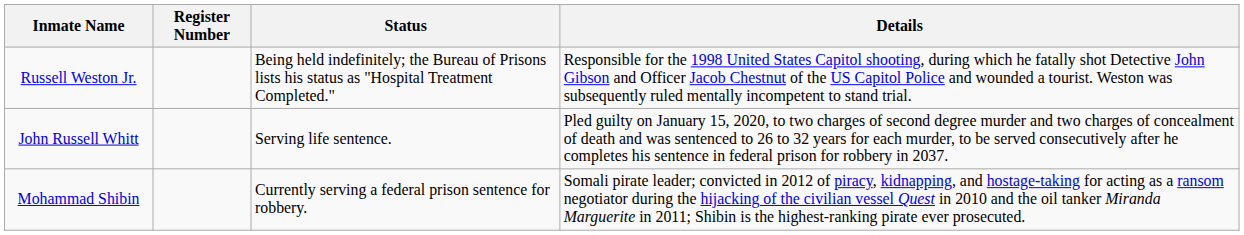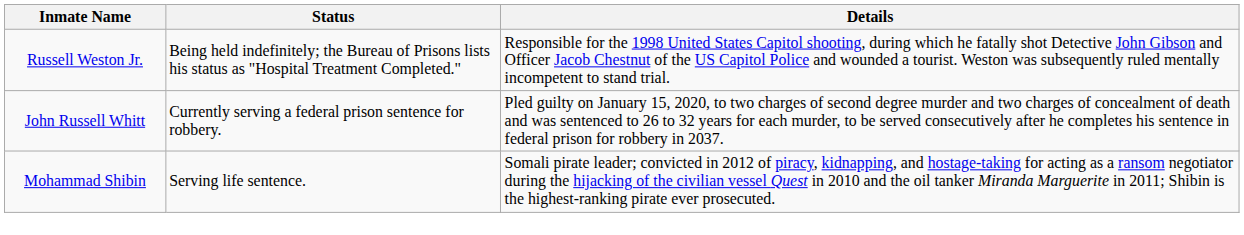- column: (202, 25)
(323, 138) Serving life sentence. -> (316, 120) Currently serving a federal prison sentence for robbery.
(402, 199) Currently serving a federal prison sentence for robbery. -> (238, 181) Serving life sentence.
